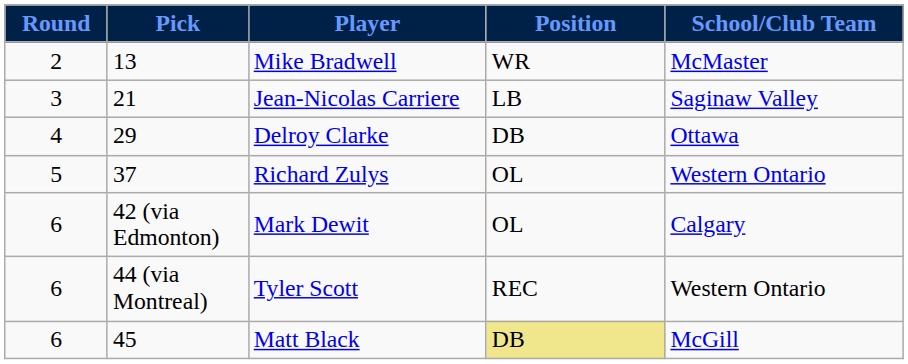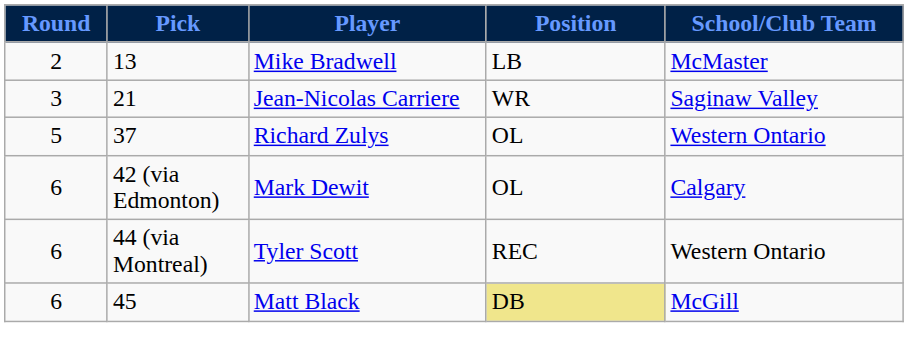(511, 60) WR -> (507, 60) LB
(507, 98) LB -> (511, 98) WR
- row: (321, 135)
